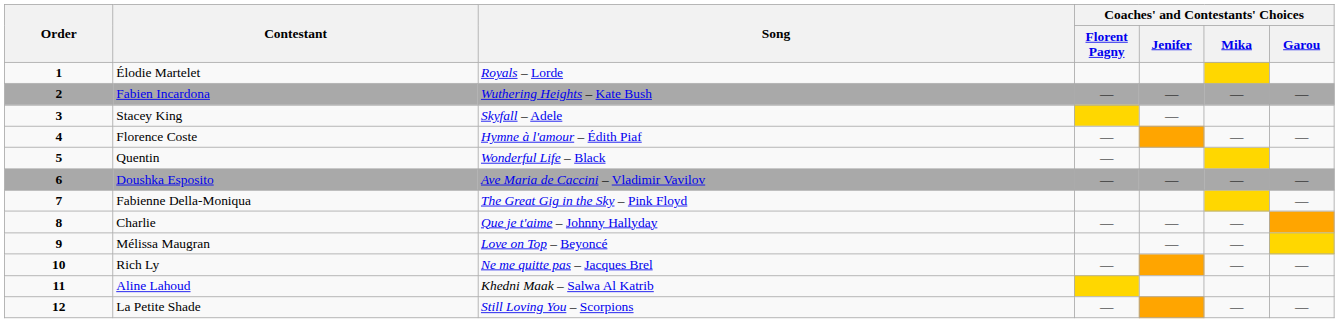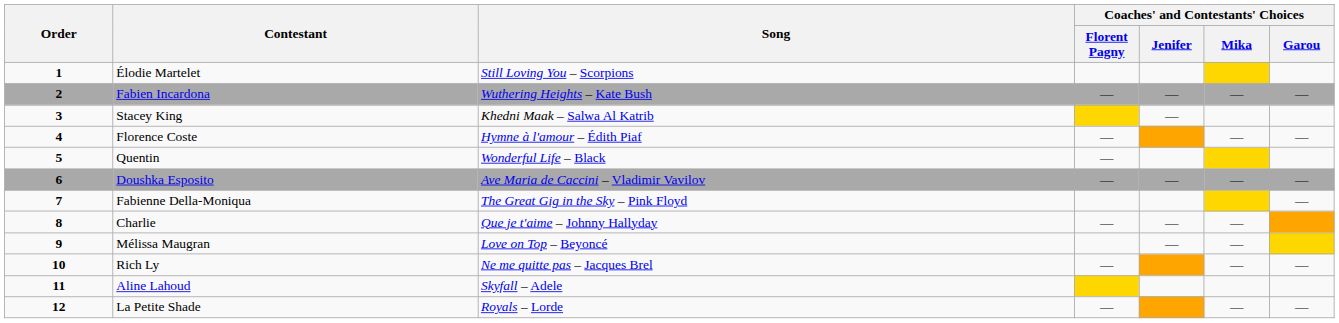(522, 72) Royals – Lorde -> (557, 72) Still Loving You – Scorpions
(522, 115) Skyfall – Adele -> (567, 115) Khedni Maak – Salwa Al Katrib
(567, 286) Khedni Maak – Salwa Al Katrib -> (522, 286) Skyfall – Adele
(557, 307) Still Loving You – Scorpions -> (522, 307) Royals – Lorde
